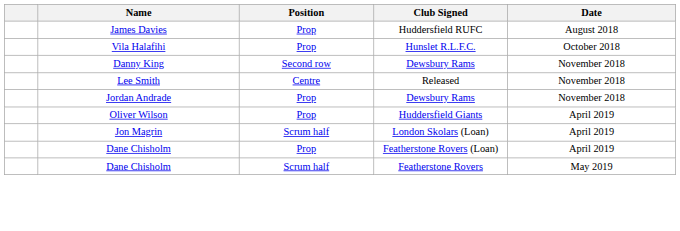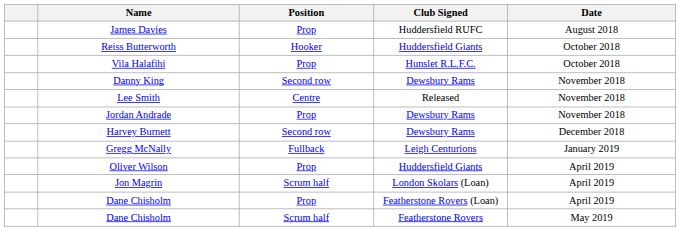+ row: (139, 46)
+ row: (139, 131)
+ row: (139, 149)
